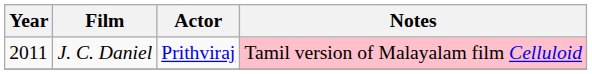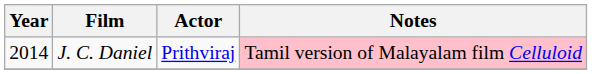(28, 53) 2011 -> (29, 53) 2014
